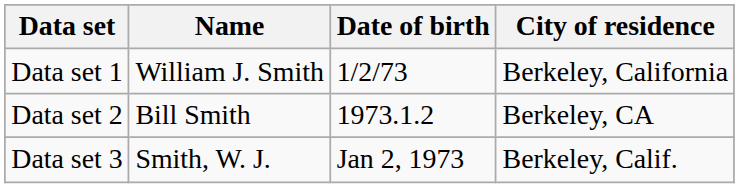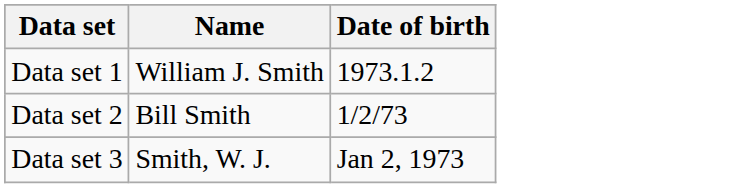- column: (615, 26)
(372, 70) 1/2/73 -> (385, 70) 1973.1.2
(385, 114) 1973.1.2 -> (372, 114) 1/2/73
